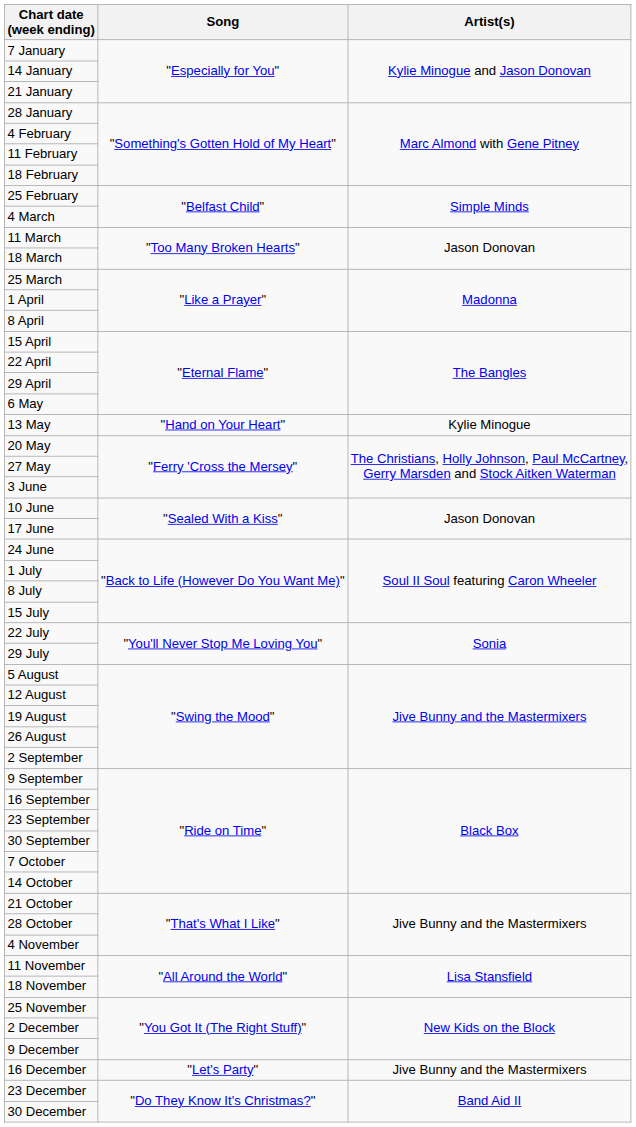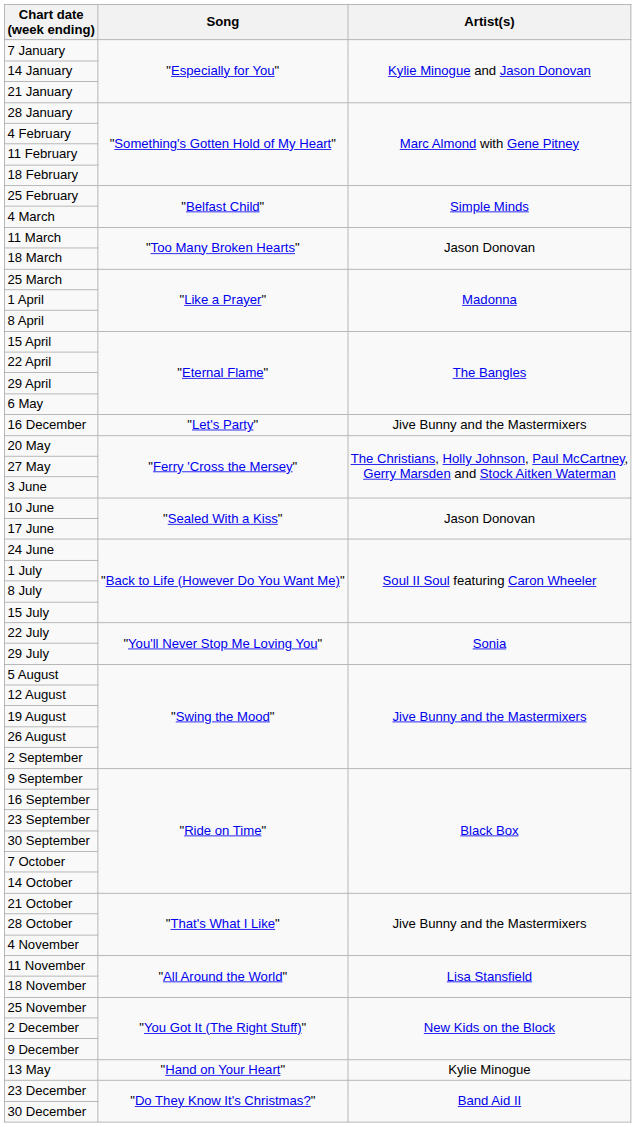rows swapped: (29, 425) <-> (47, 1070)
